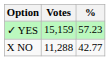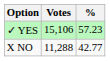(59, 30) 15,159 -> (59, 30) 15,106
